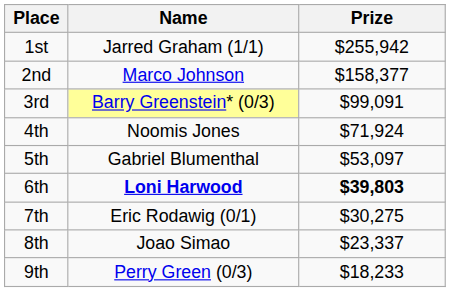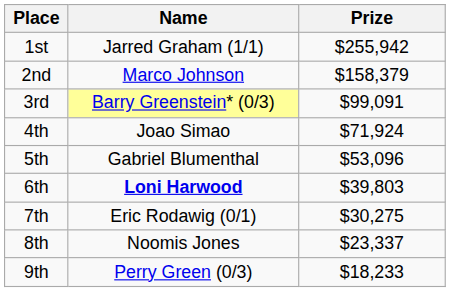(372, 74) $158,377 -> (372, 74) $158,379
(183, 131) Noomis Jones -> (183, 131) Joao Simao
(372, 159) $53,097 -> (372, 159) $53,096
(372, 187) bold -> (372, 187) normal
(183, 243) Joao Simao -> (183, 243) Noomis Jones
